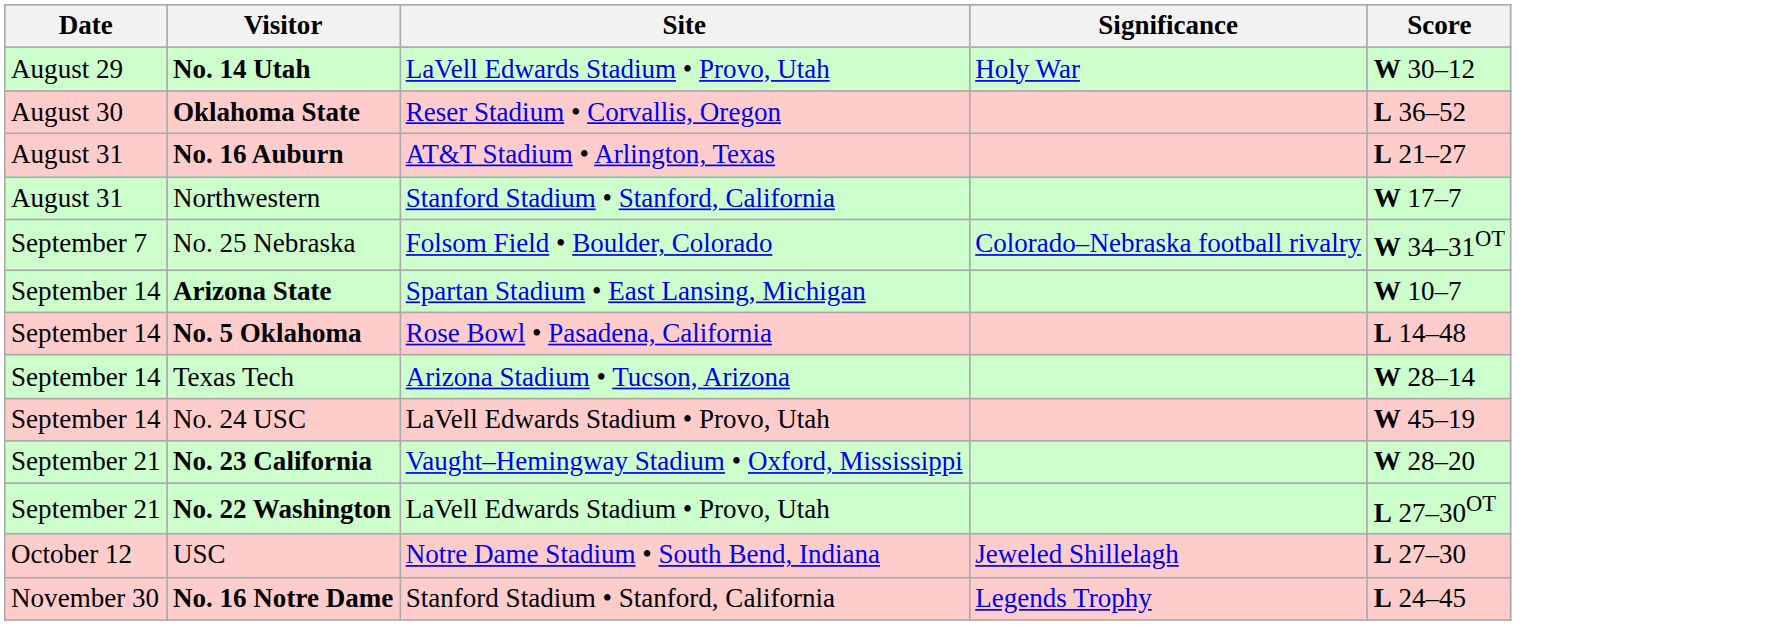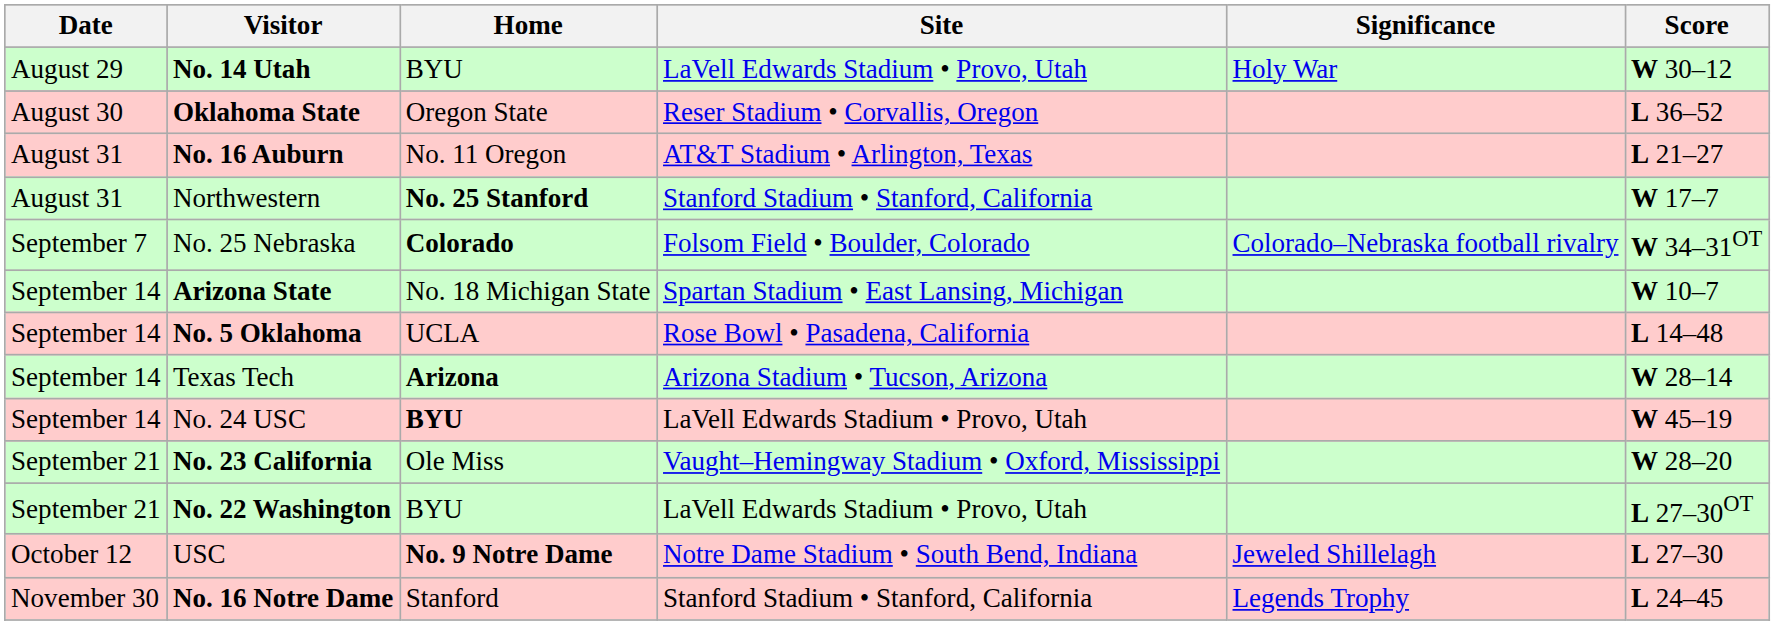+ column: (528, 25)
